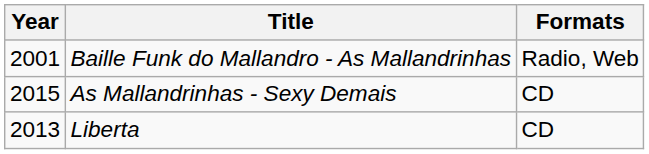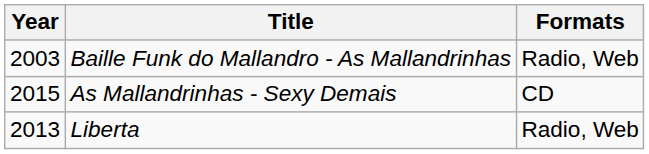(35, 58) 2001 -> (35, 58) 2003
(538, 129) CD -> (580, 129) Radio, Web
